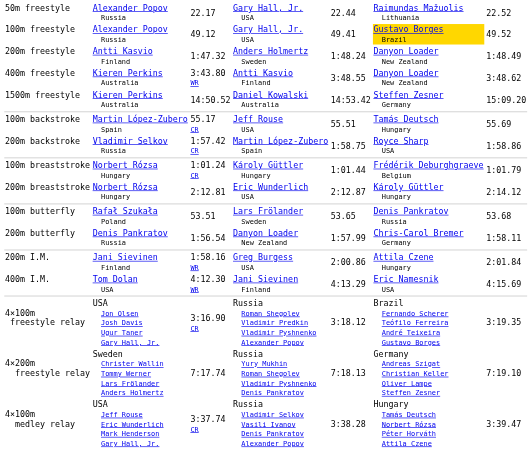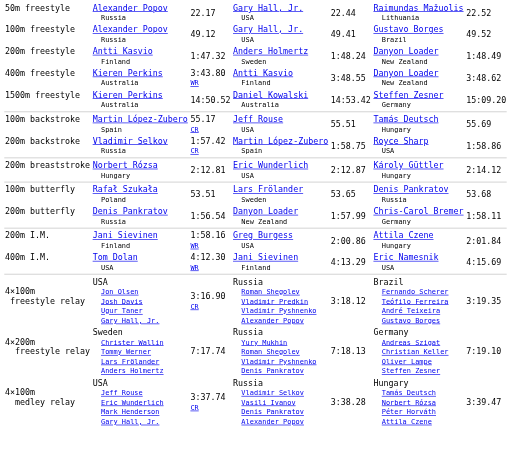(408, 34) gold background -> (408, 34) no background
- row: (48, 170)
